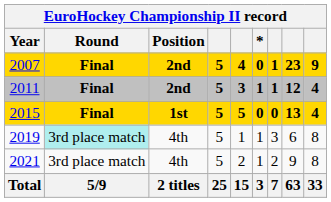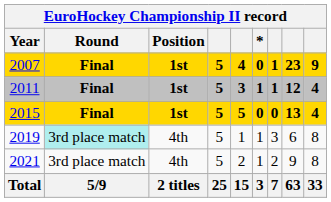(178, 64) 2nd -> (178, 64) 1st
(178, 88) 2nd -> (178, 88) 1st
